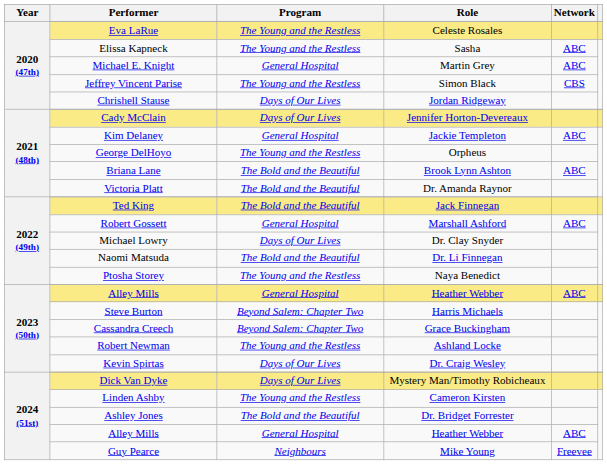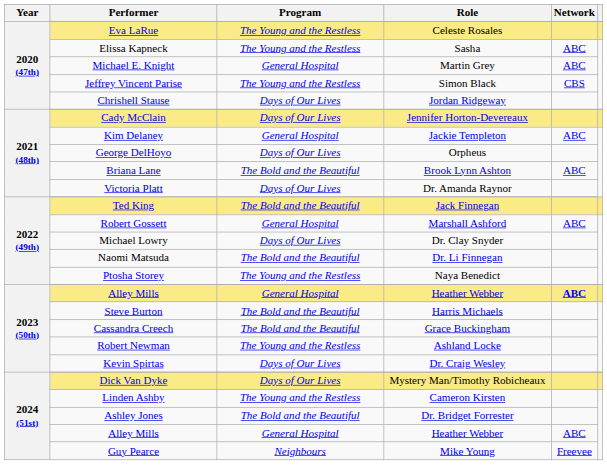(300, 153) The Young and the Restless -> (300, 153) Days of Our Lives
(300, 188) The Bold and the Beautiful -> (300, 188) Days of Our Lives
(574, 293) normal -> (574, 293) bold
(300, 310) Beyond Salem: Chapter Two -> (300, 310) The Bold and the Beautiful
(300, 328) Beyond Salem: Chapter Two -> (300, 328) The Bold and the Beautiful
